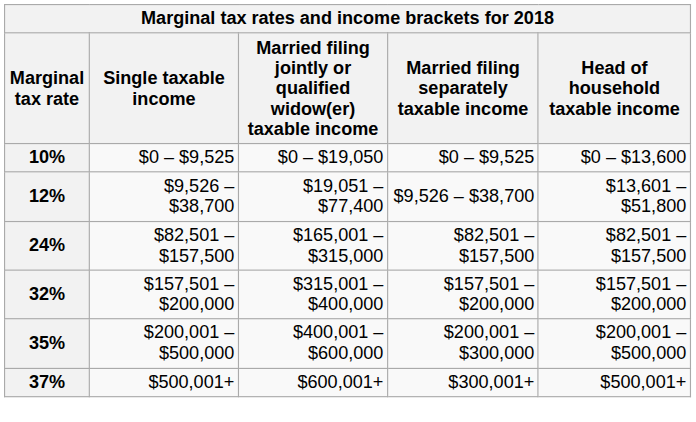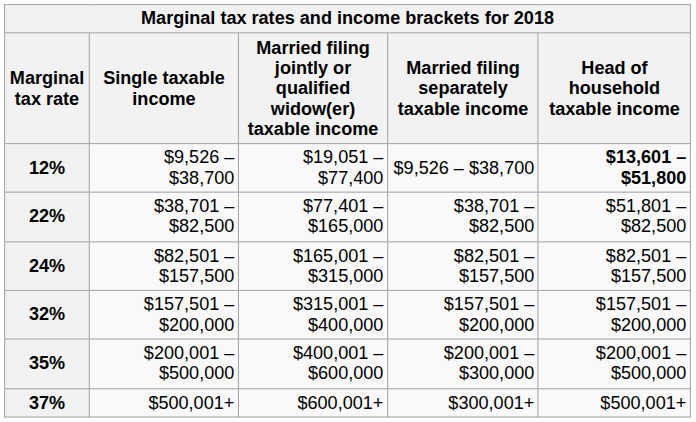- row: (47, 157)
(646, 196) normal -> (646, 167) bold
+ row: (47, 216)
